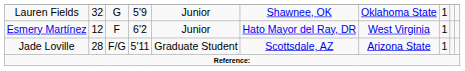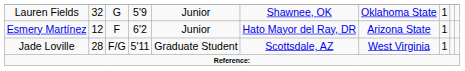(399, 29) West Virginia -> (399, 29) Arizona State
(399, 46) Arizona State -> (399, 46) West Virginia
